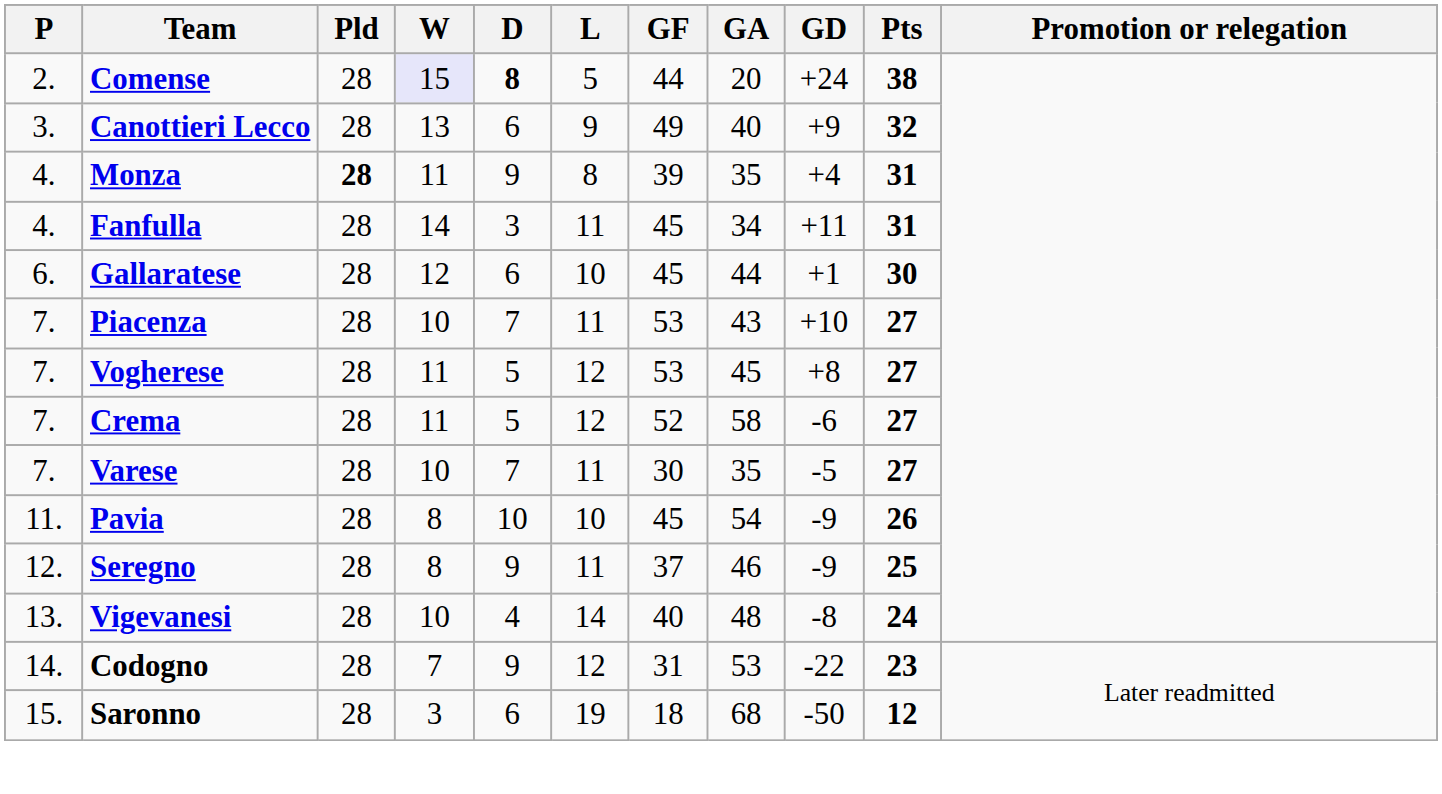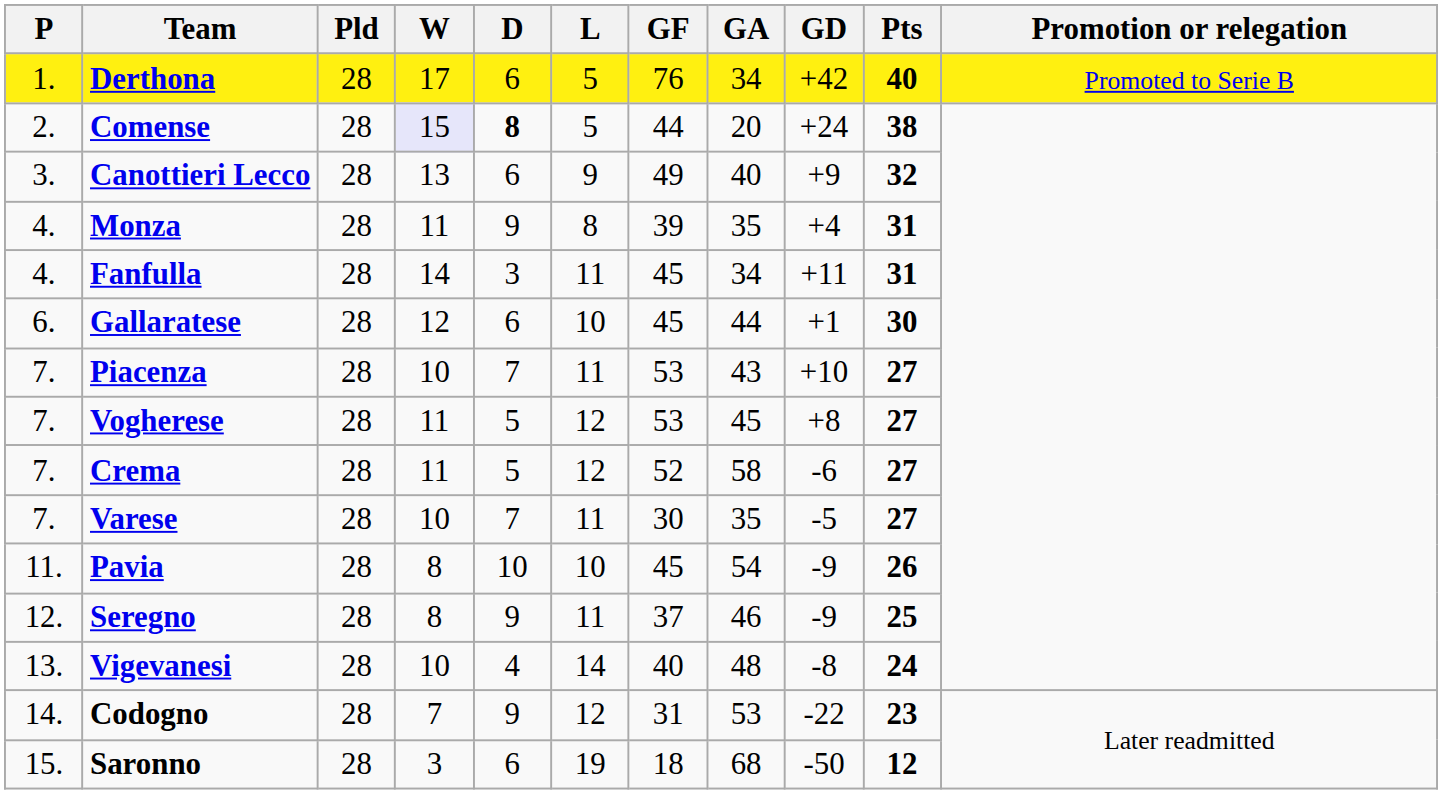+ row: (153, 77)
(356, 175) bold -> (356, 224) normal
